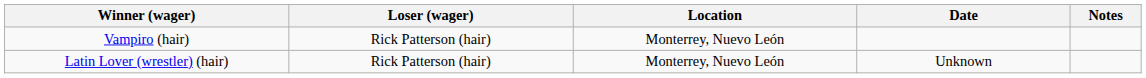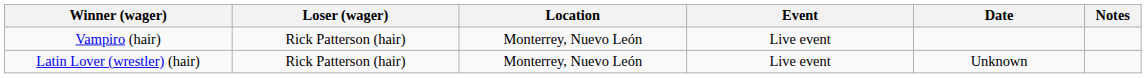+ column: (800, 15)
